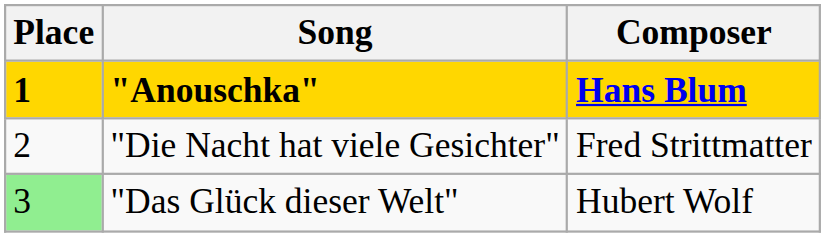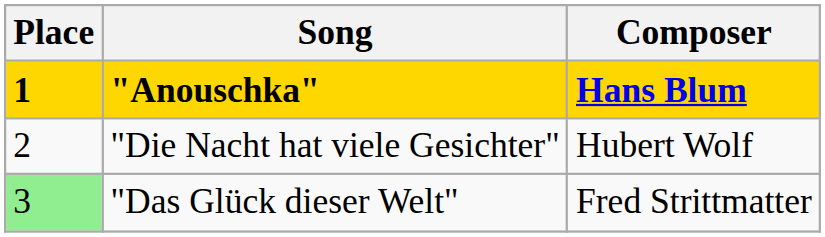(694, 145) Fred Strittmatter -> (665, 145) Hubert Wolf
(665, 201) Hubert Wolf -> (694, 201) Fred Strittmatter
